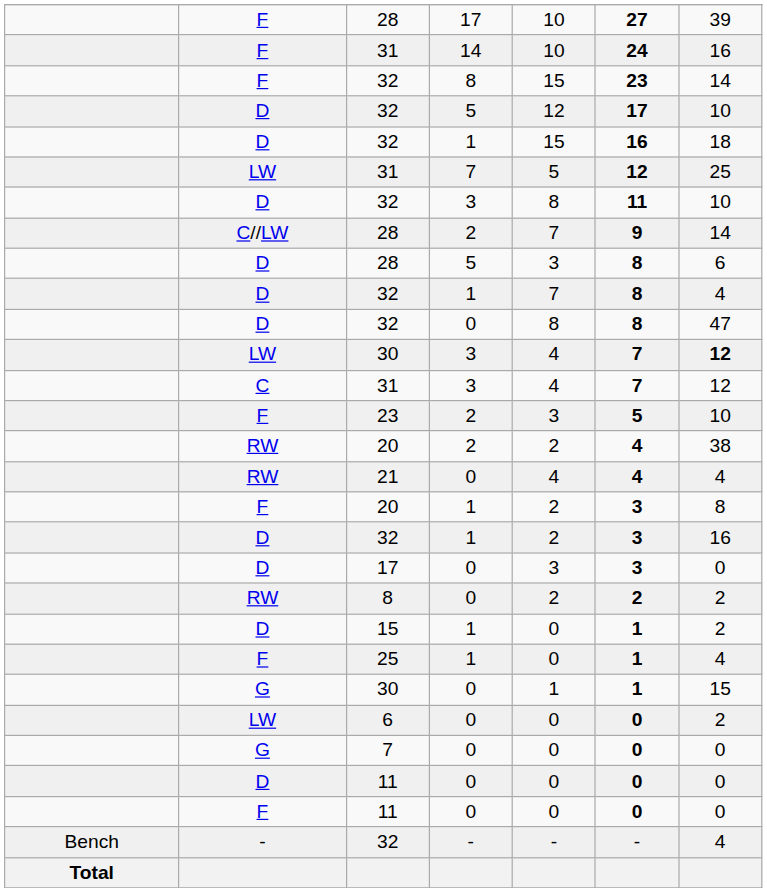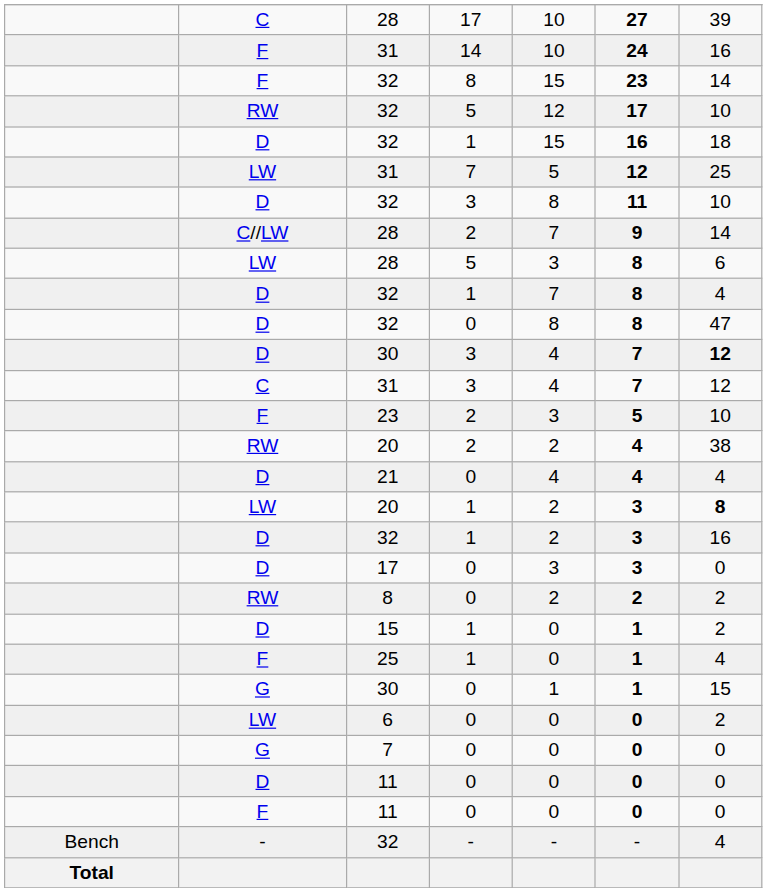(262, 19) F -> (262, 19) C
(262, 111) D -> (262, 111) RW
(262, 263) D -> (262, 263) LW
(262, 354) LW -> (262, 354) D
(262, 476) RW -> (262, 476) D
(262, 506) F -> (262, 506) LW
(720, 506) normal -> (720, 506) bold
